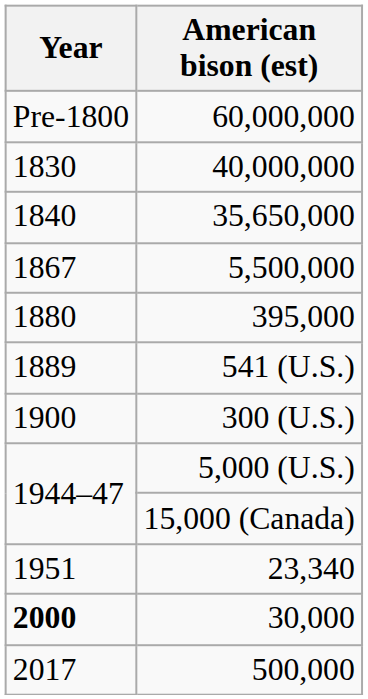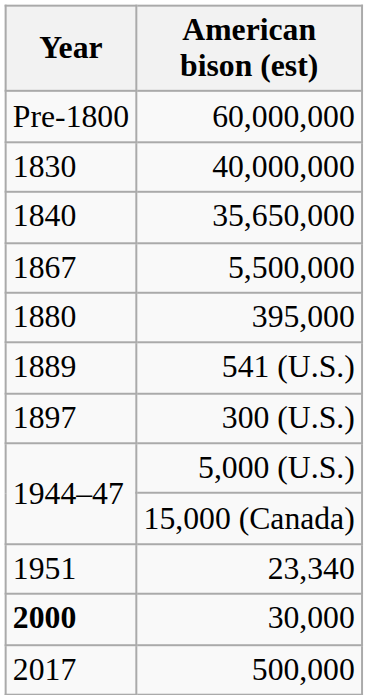(45, 417) 1900 -> (45, 417) 1897
